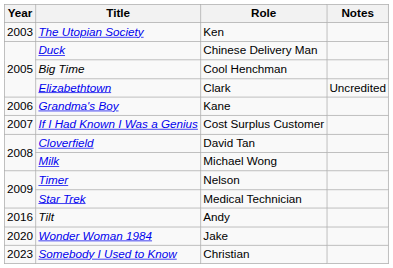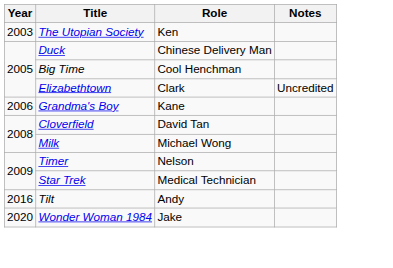- row: (118, 124)
- row: (108, 254)
